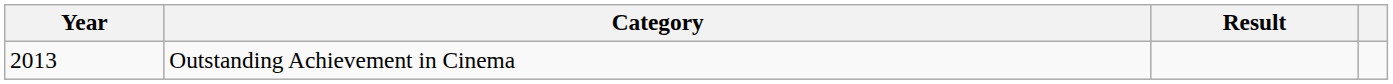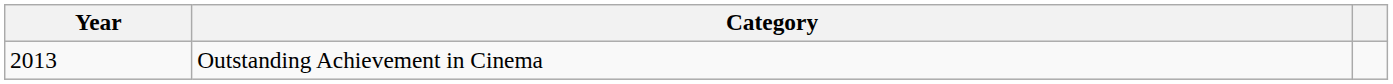- column: (1254, 23)
